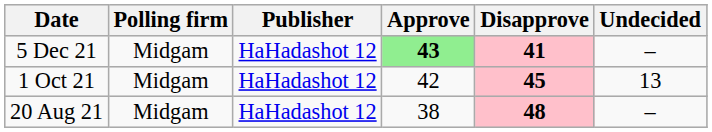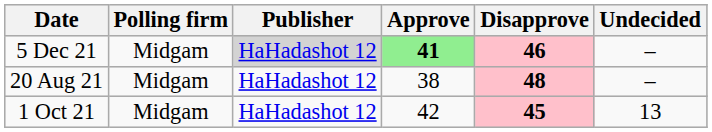(308, 50) no background -> (308, 50) lightgrey background
(428, 50) 43 -> (428, 50) 41
(535, 50) 41 -> (535, 50) 46
rows swapped: (56, 81) <-> (56, 112)
